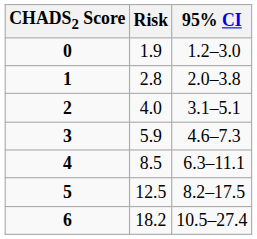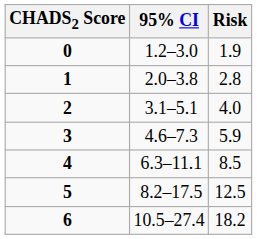columns swapped: (151, 20) <-> (212, 20)
